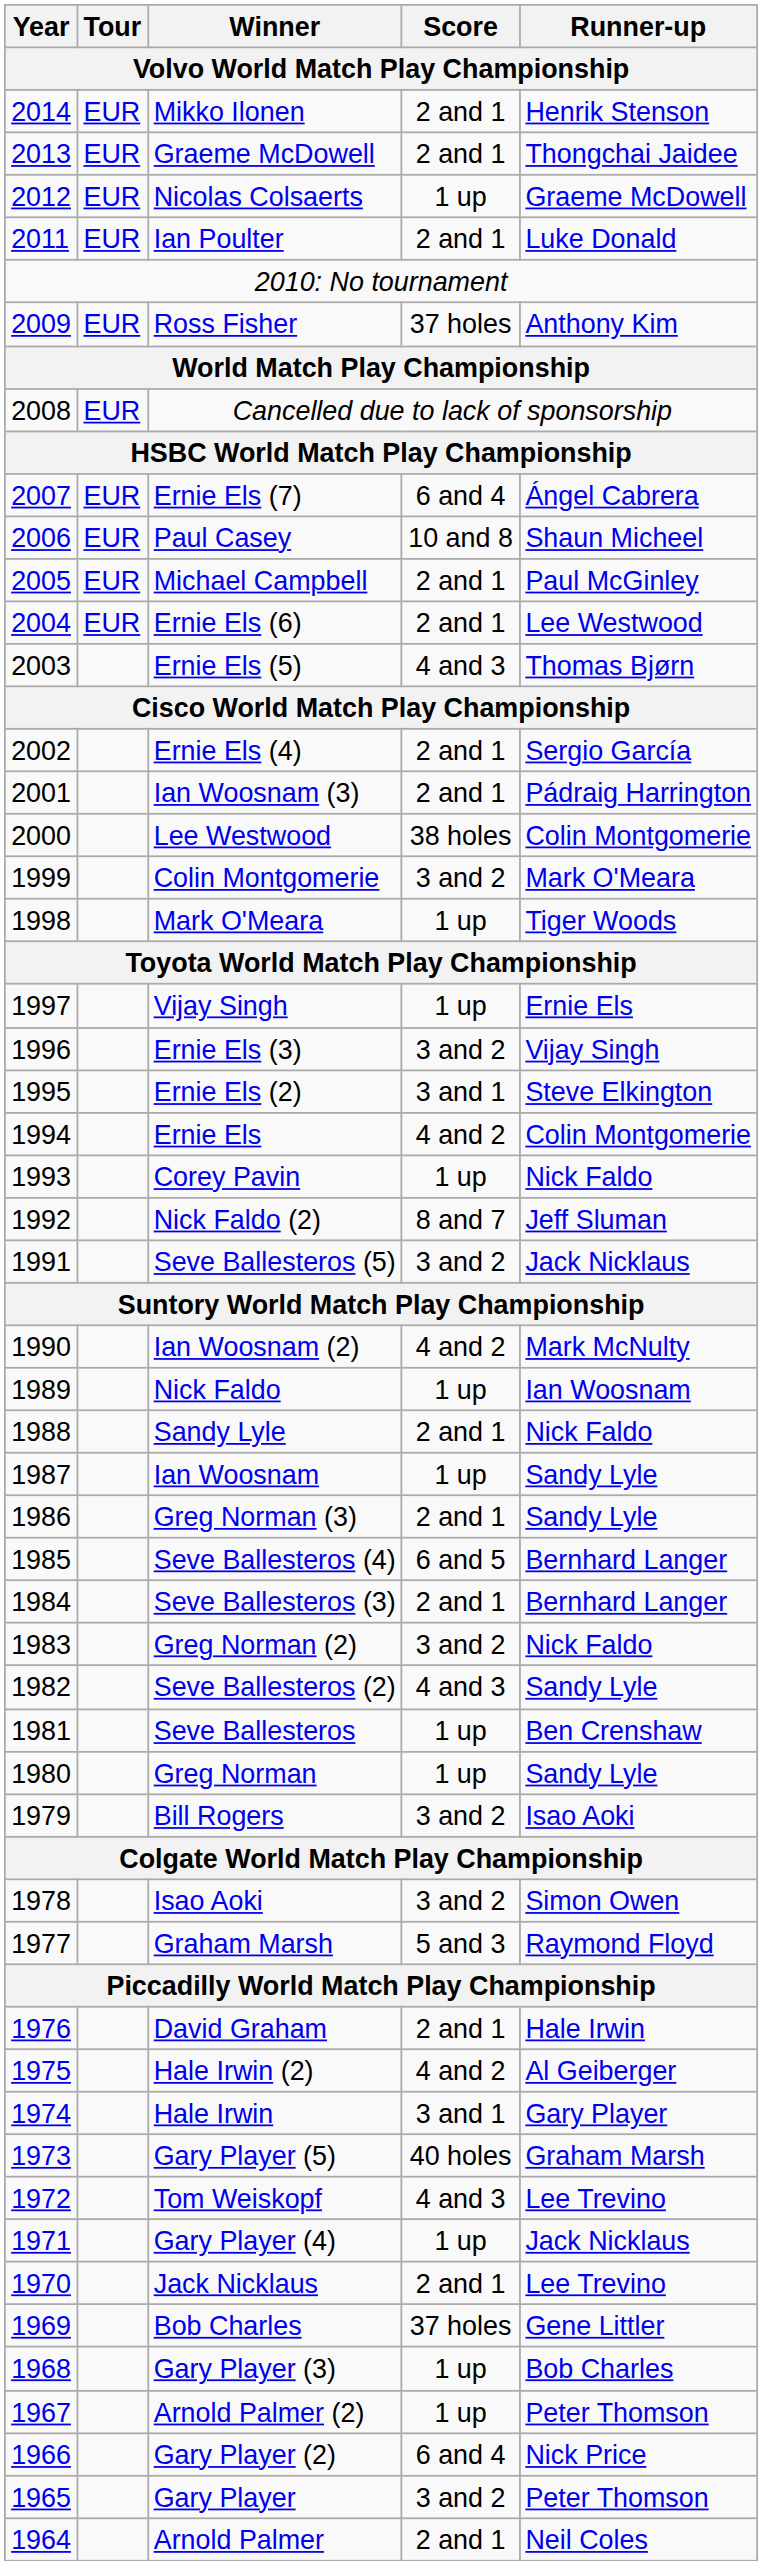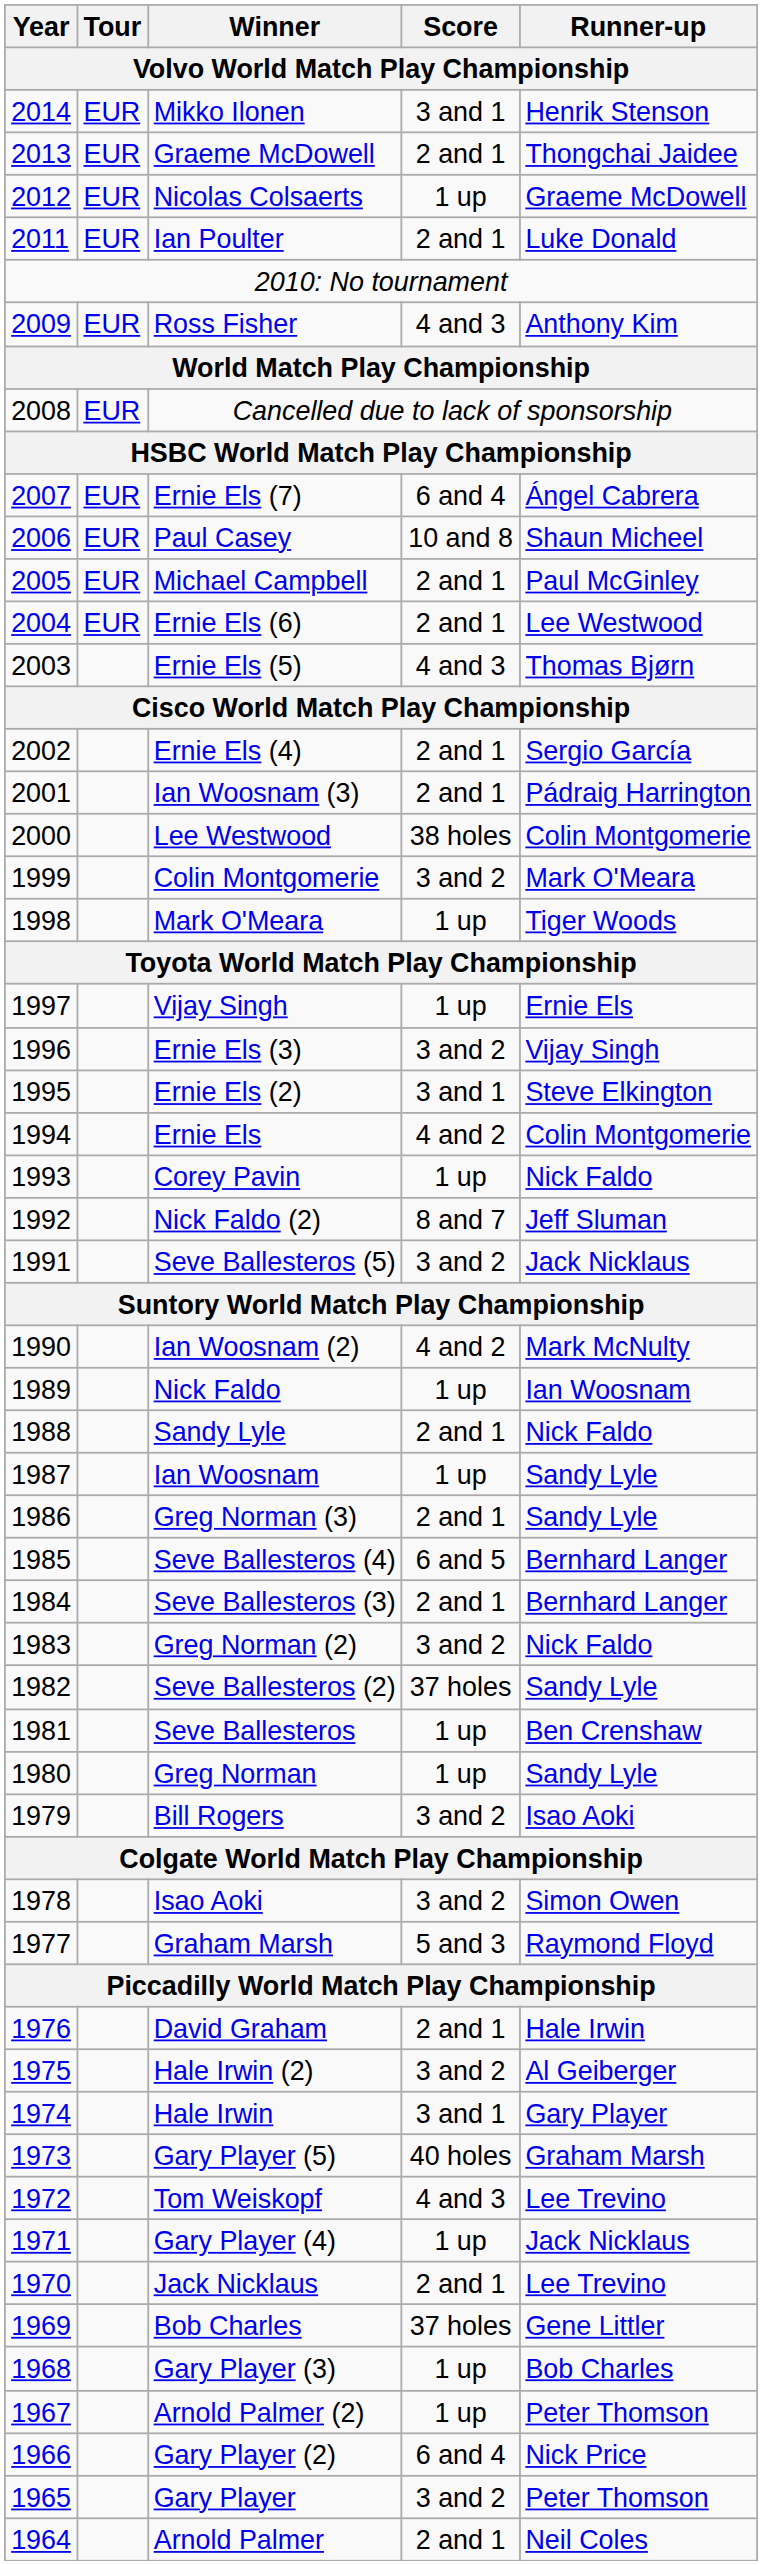(461, 112) 2 and 1 -> (461, 112) 3 and 1
(461, 325) 37 holes -> (461, 325) 4 and 3
(461, 1687) 4 and 3 -> (461, 1687) 37 holes
(461, 2071) 4 and 2 -> (461, 2071) 3 and 2
